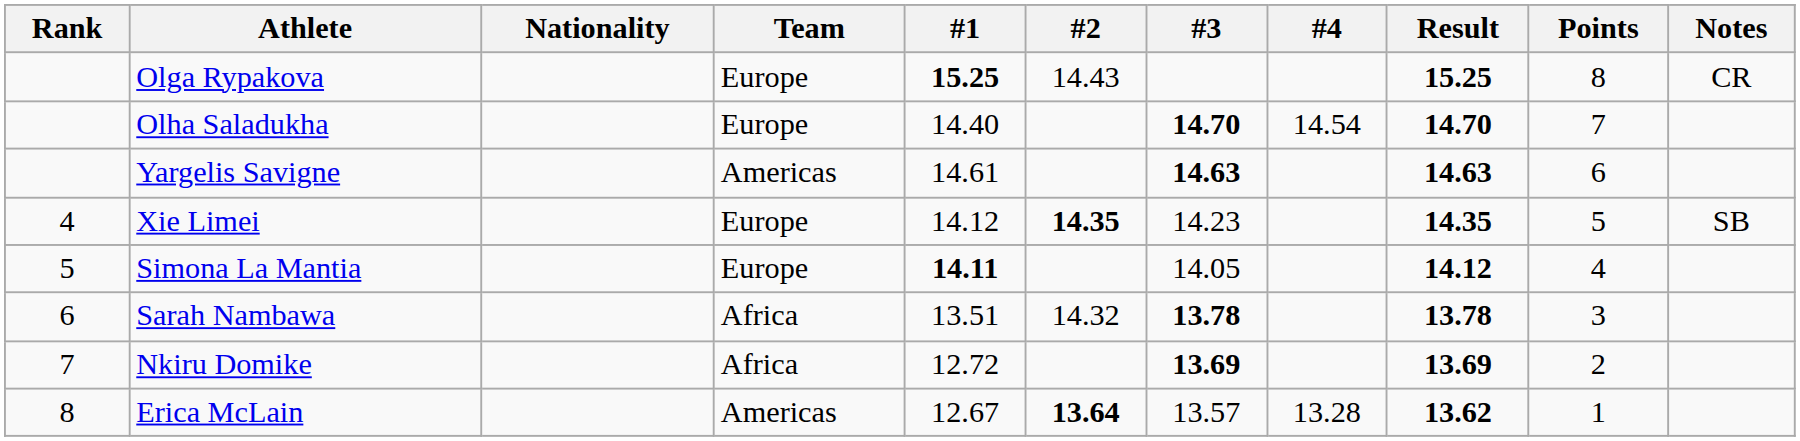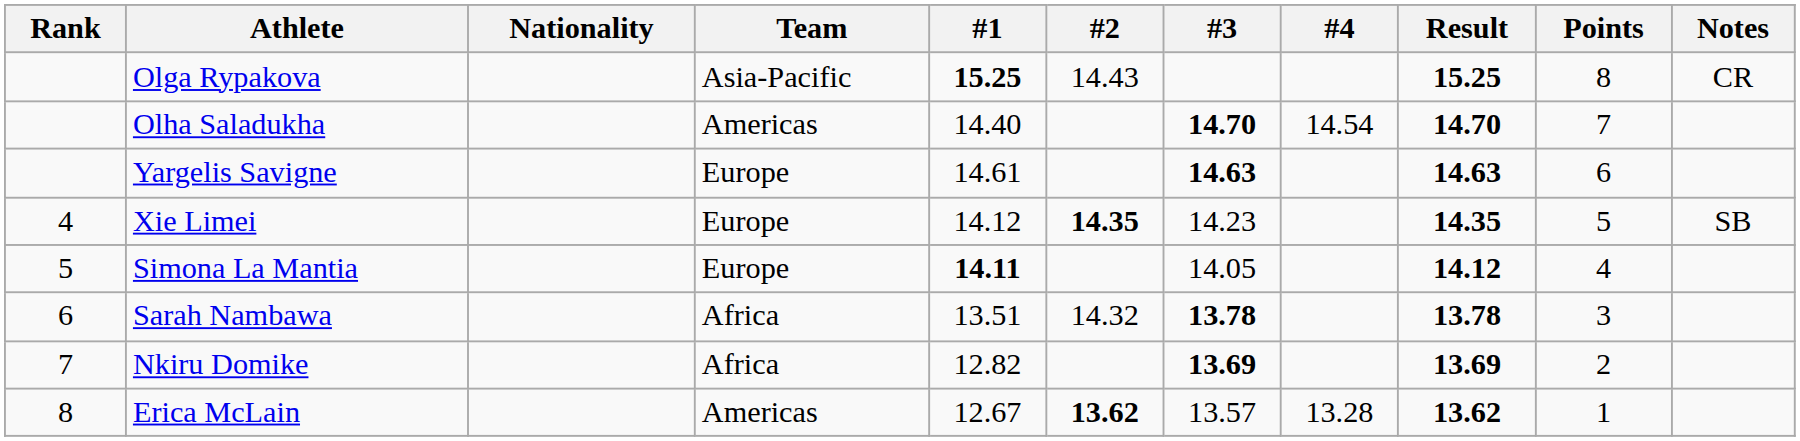(765, 76) Europe -> (777, 76) Asia-Pacific
(765, 124) Europe -> (760, 124) Americas
(779, 172) Americas -> (746, 172) Europe
(965, 364) 12.72 -> (987, 364) 12.82
(1086, 412) 13.64 -> (1105, 412) 13.62
